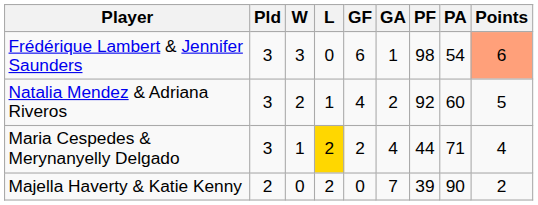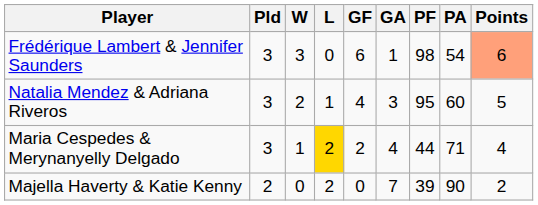(393, 102) 2 -> (393, 102) 3
(425, 102) 92 -> (425, 102) 95
